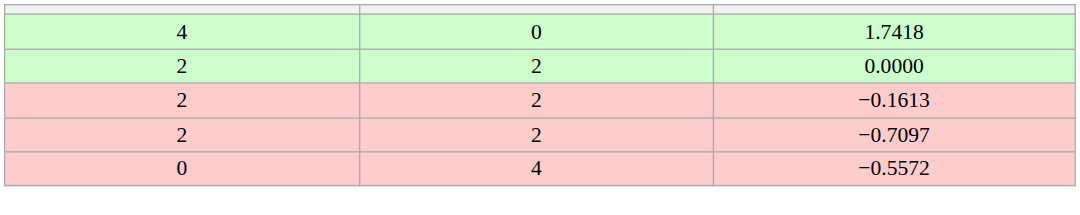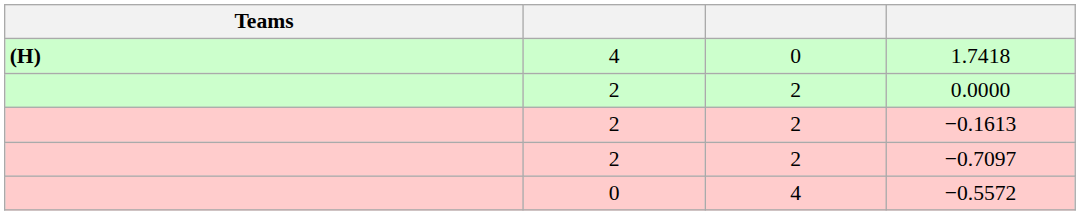+ column: (264, 21)
